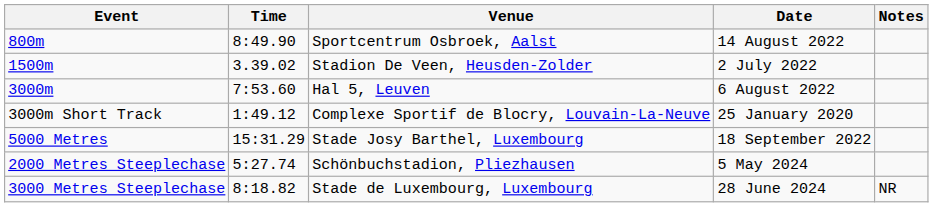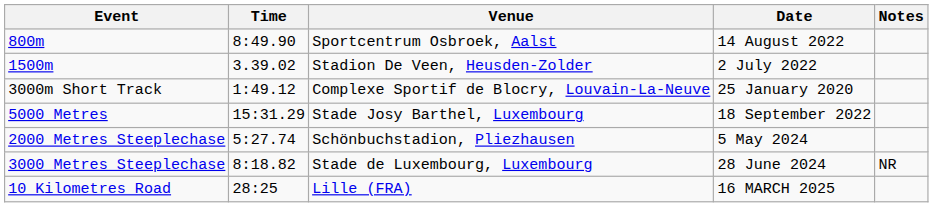- row: (31, 91)
+ row: (90, 189)
